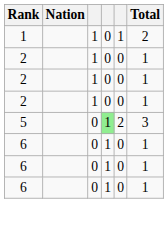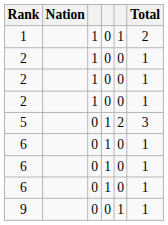(108, 123) lightgreen background -> (108, 123) no background
+ row: (23, 209)
